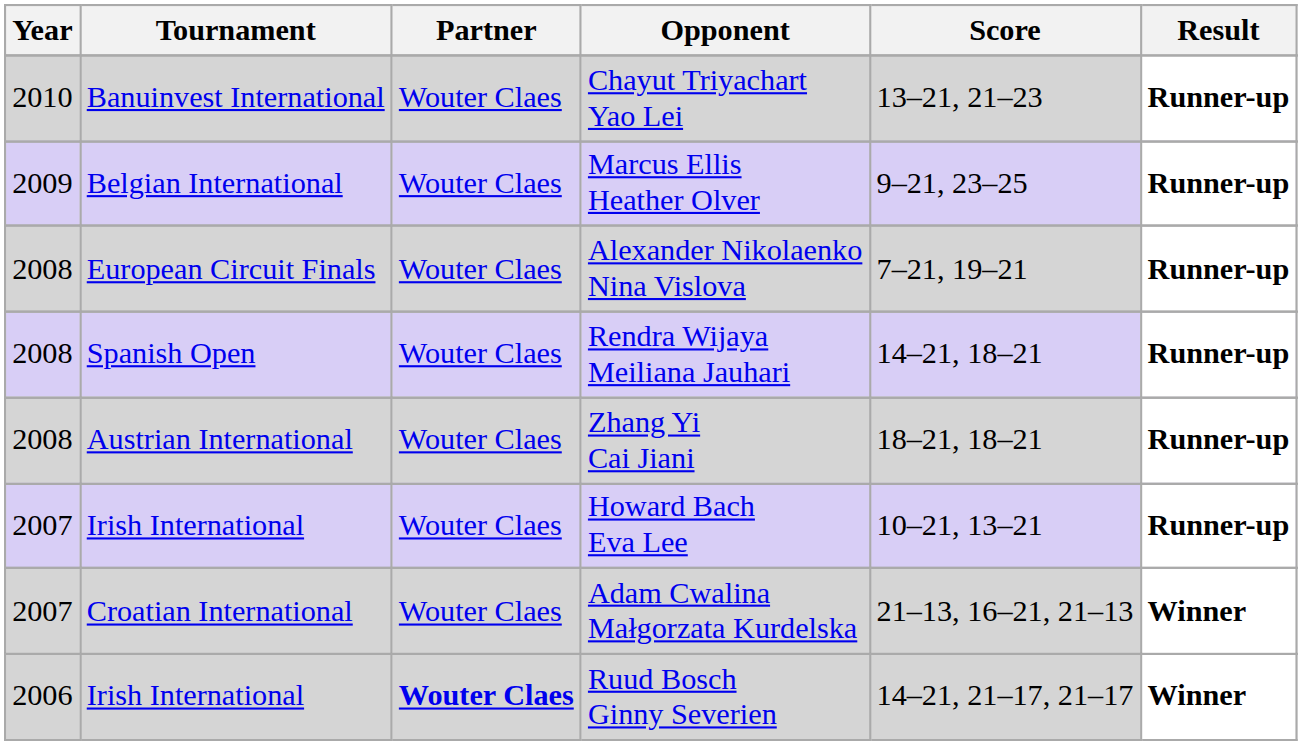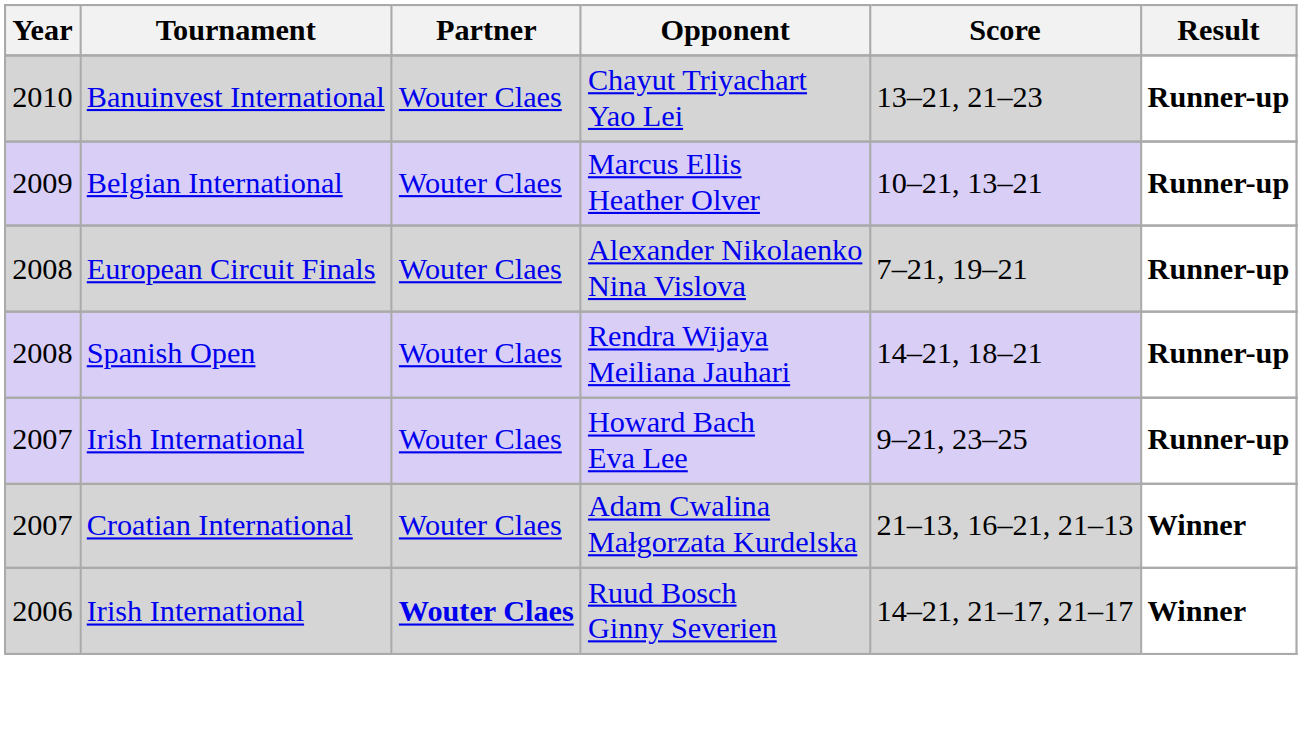(952, 183) 9–21, 23–25 -> (960, 183) 10–21, 13–21
- row: (644, 439)
(960, 525) 10–21, 13–21 -> (952, 439) 9–21, 23–25
